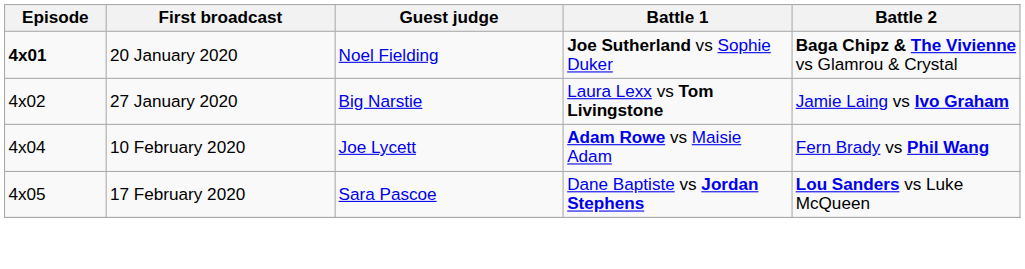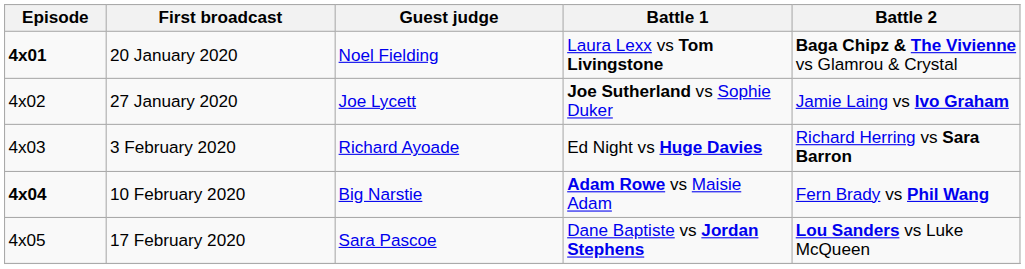(669, 54) Joe Sutherland vs Sophie Duker -> (640, 54) Laura Lexx vs Tom Livingstone
(380, 101) Big Narstie -> (377, 101) Joe Lycett
(640, 101) Laura Lexx vs Tom Livingstone -> (669, 101) Joe Sutherland vs Sophie Duker
+ row: (173, 147)
(27, 147) normal -> (28, 194) bold
(377, 147) Joe Lycett -> (380, 194) Big Narstie
